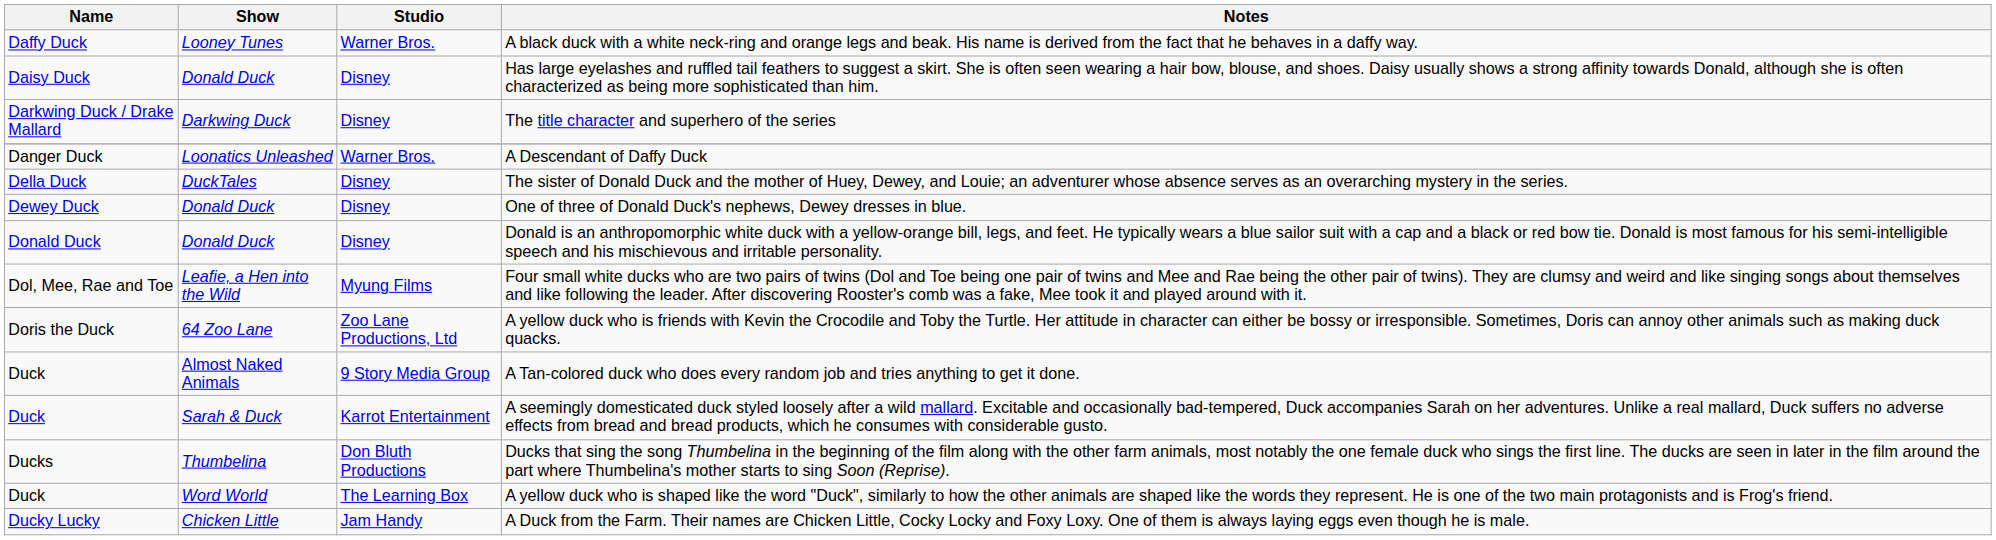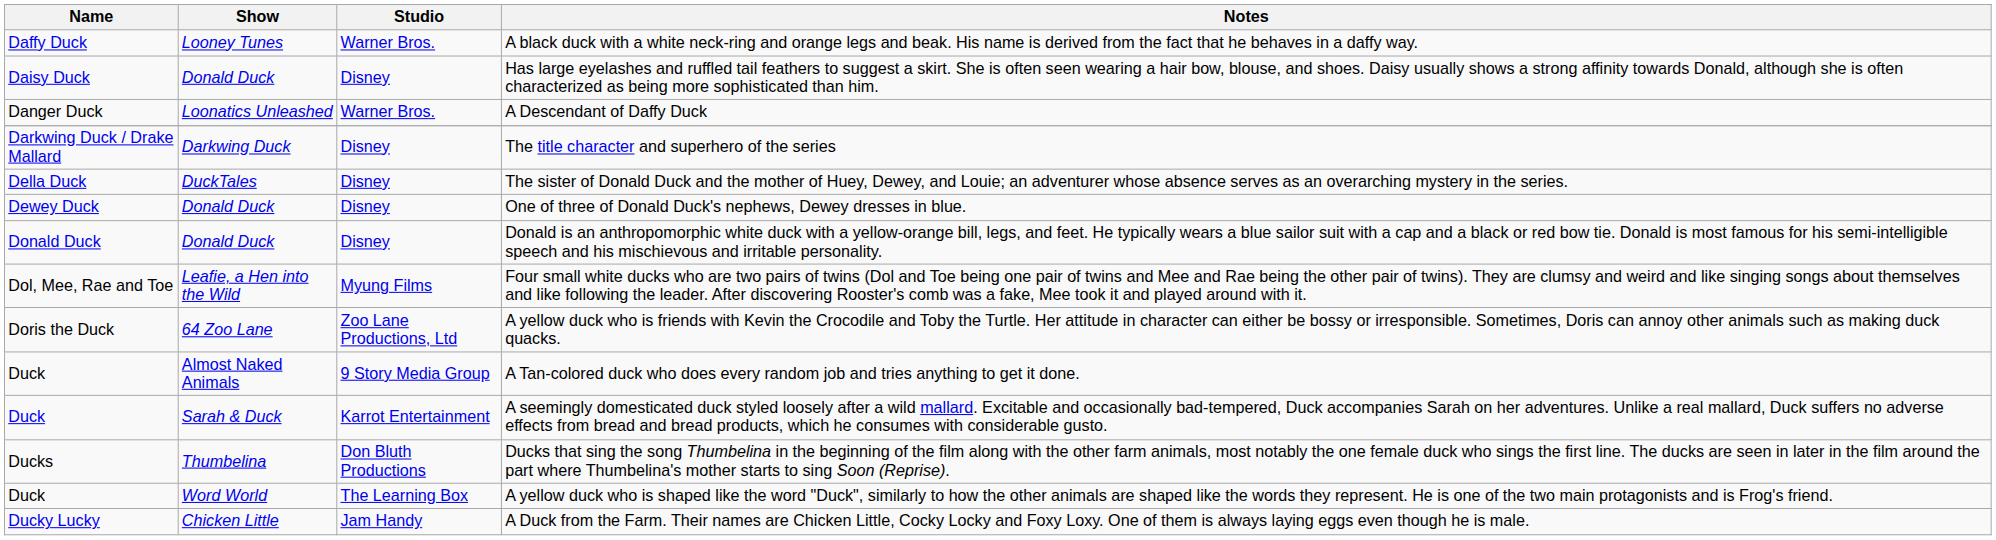rows swapped: (606, 156) <-> (670, 121)
